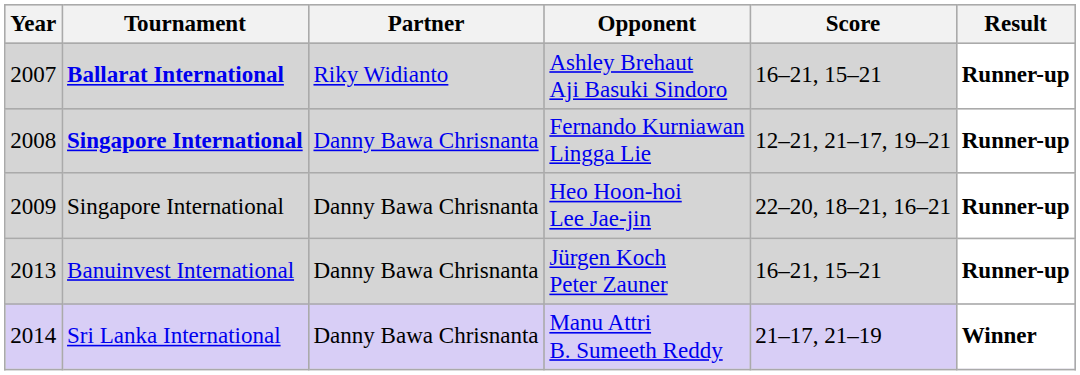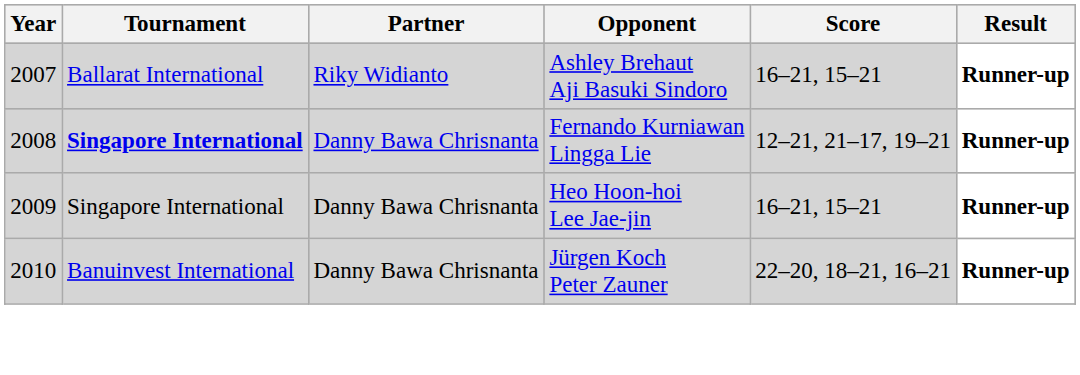(175, 75) bold -> (165, 75) normal
(853, 205) 22–20, 18–21, 16–21 -> (819, 205) 16–21, 15–21
(33, 271) 2013 -> (33, 271) 2010
(819, 271) 16–21, 15–21 -> (853, 271) 22–20, 18–21, 16–21
- row: (636, 336)
